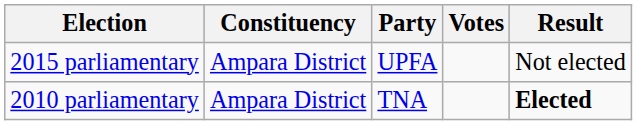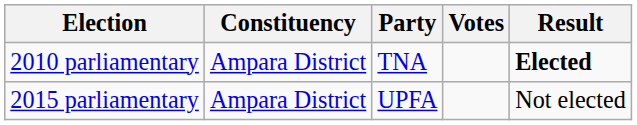rows swapped: (105, 100) <-> (105, 61)
